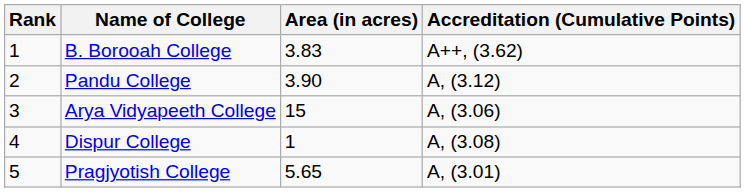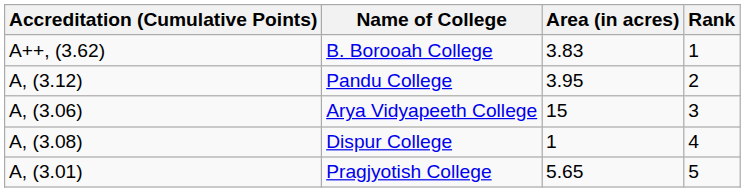columns swapped: (33, 19) <-> (581, 19)
(303, 80) 3.90 -> (565, 80) 3.95
